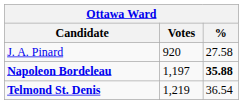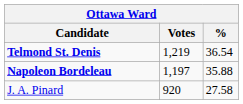rows swapped: (54, 90) <-> (35, 52)
(219, 71) bold -> (219, 71) normal
